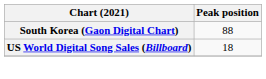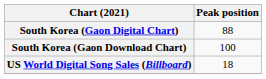+ row: (99, 47)
